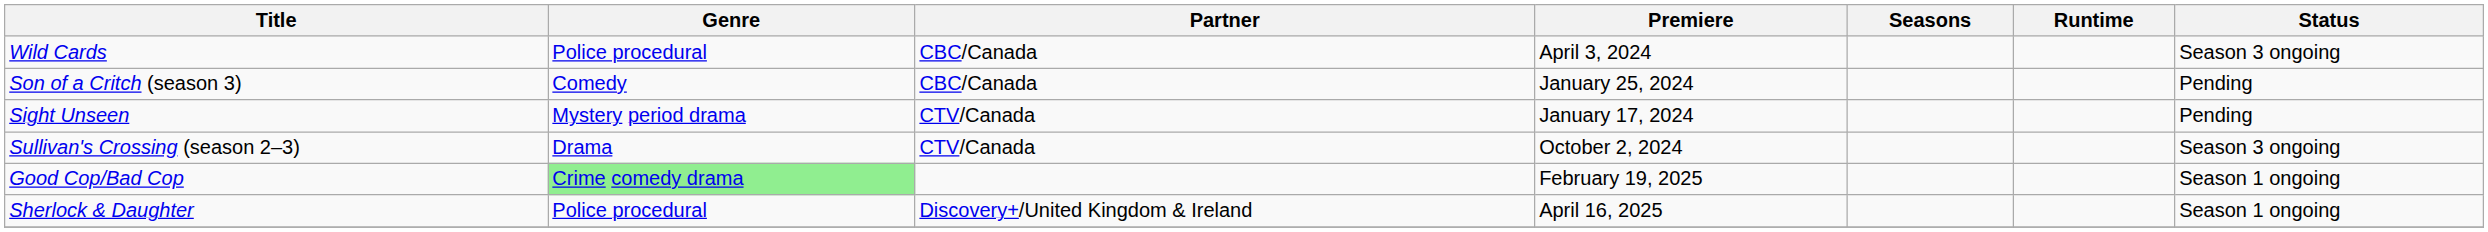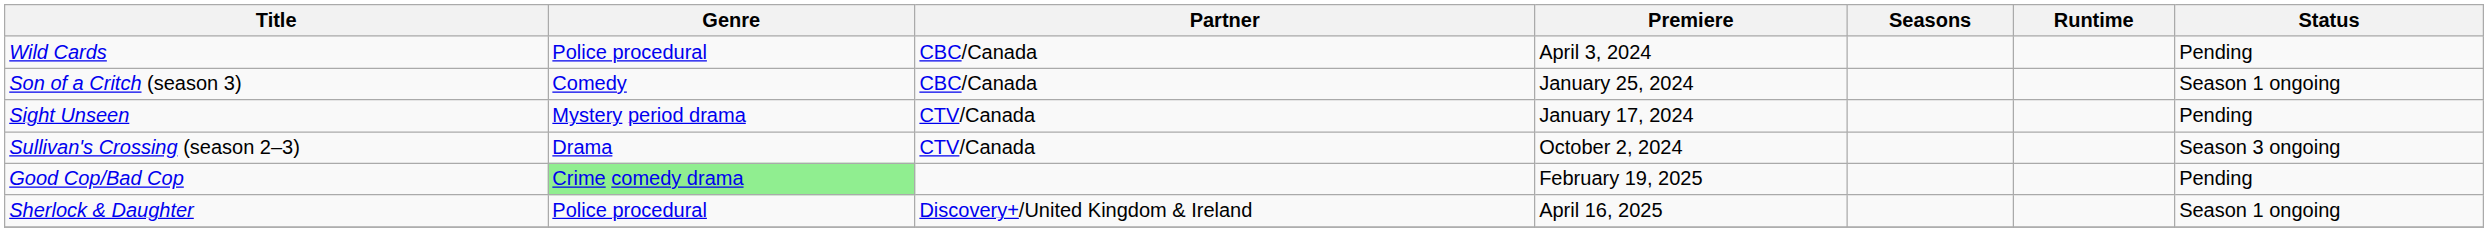(2260, 52) Season 3 ongoing -> (2216, 52) Pending
(2216, 83) Pending -> (2260, 83) Season 1 ongoing
(2260, 178) Season 1 ongoing -> (2216, 178) Pending
